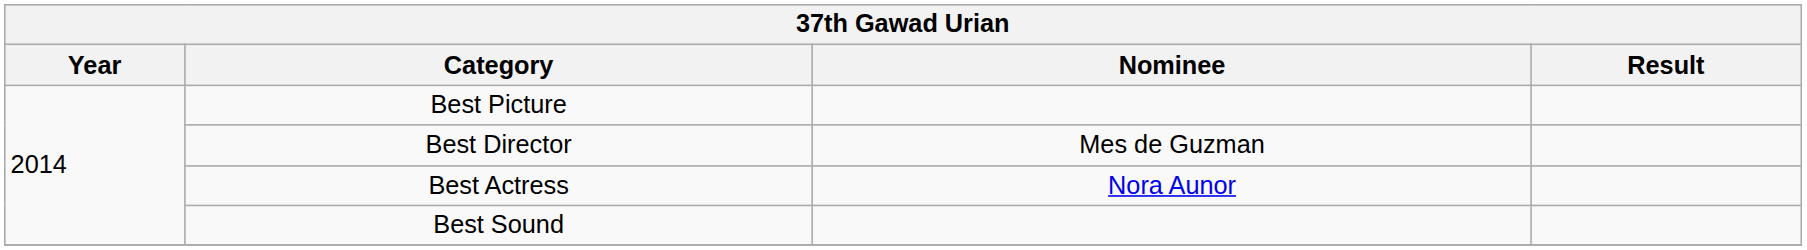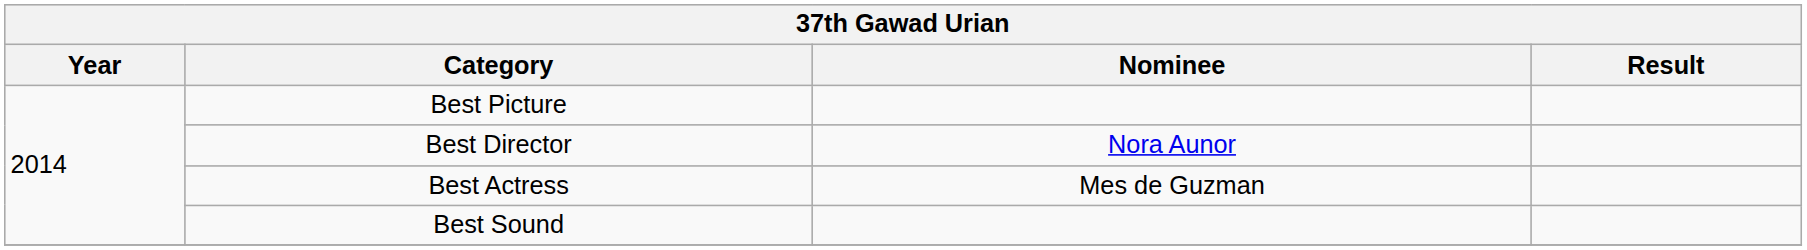(1172, 144) Mes de Guzman -> (1172, 144) Nora Aunor
(1172, 184) Nora Aunor -> (1172, 184) Mes de Guzman
